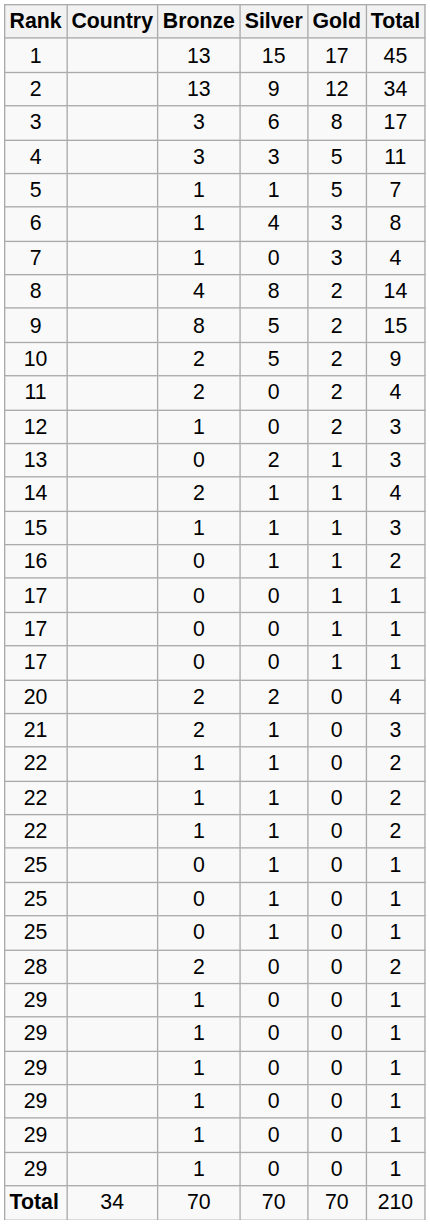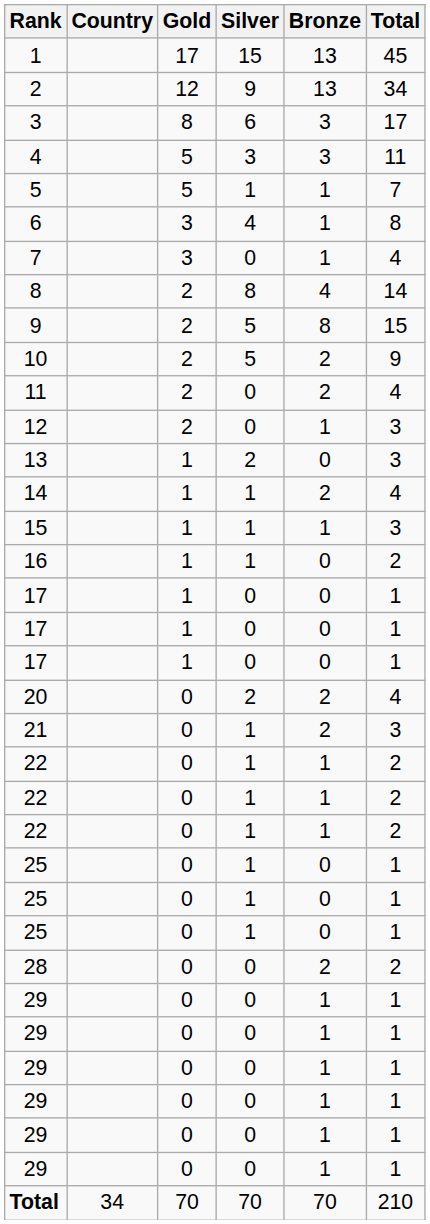columns swapped: (337, 21) <-> (199, 21)
